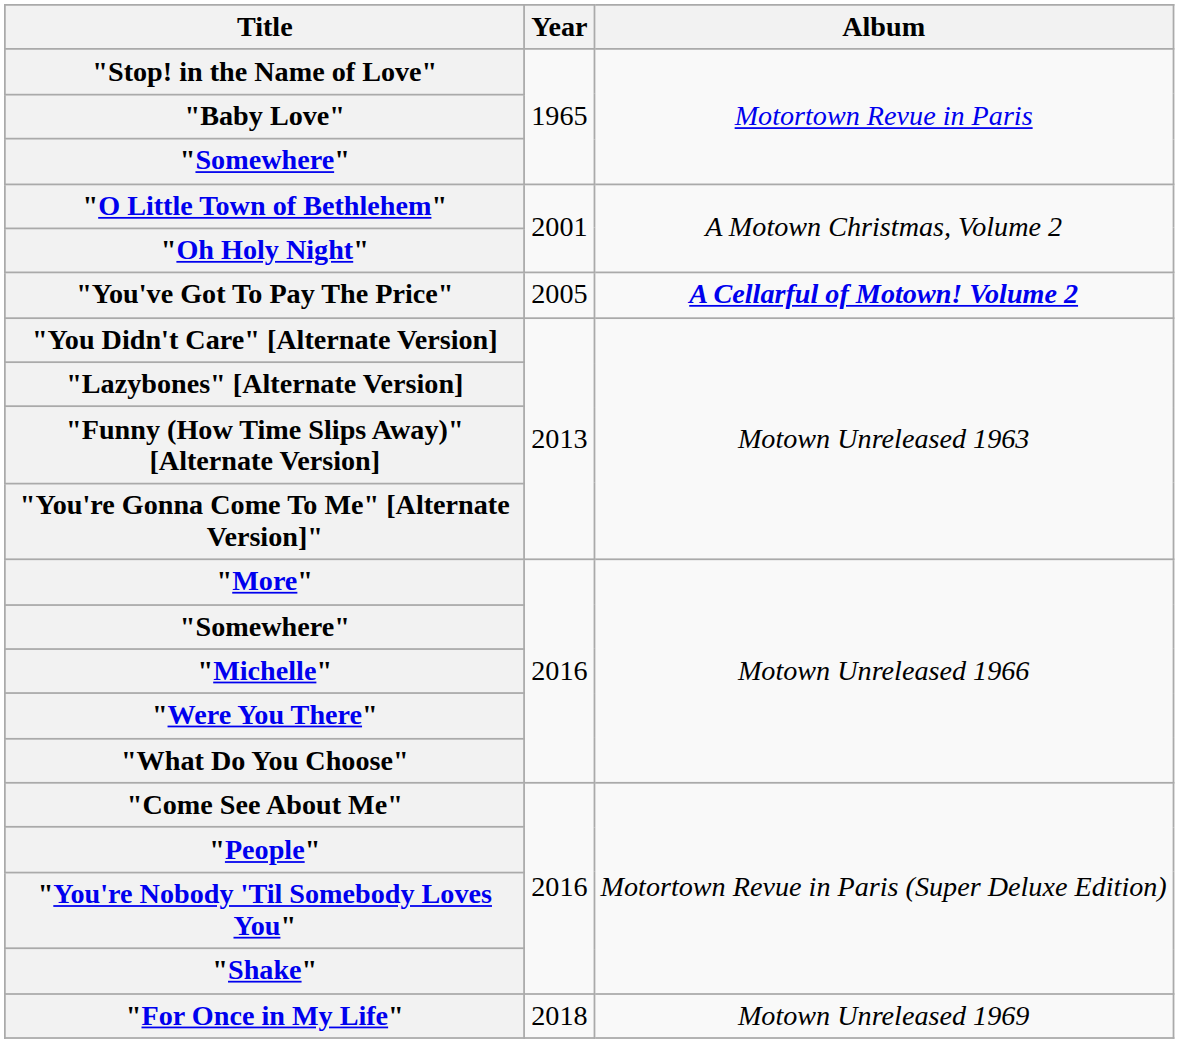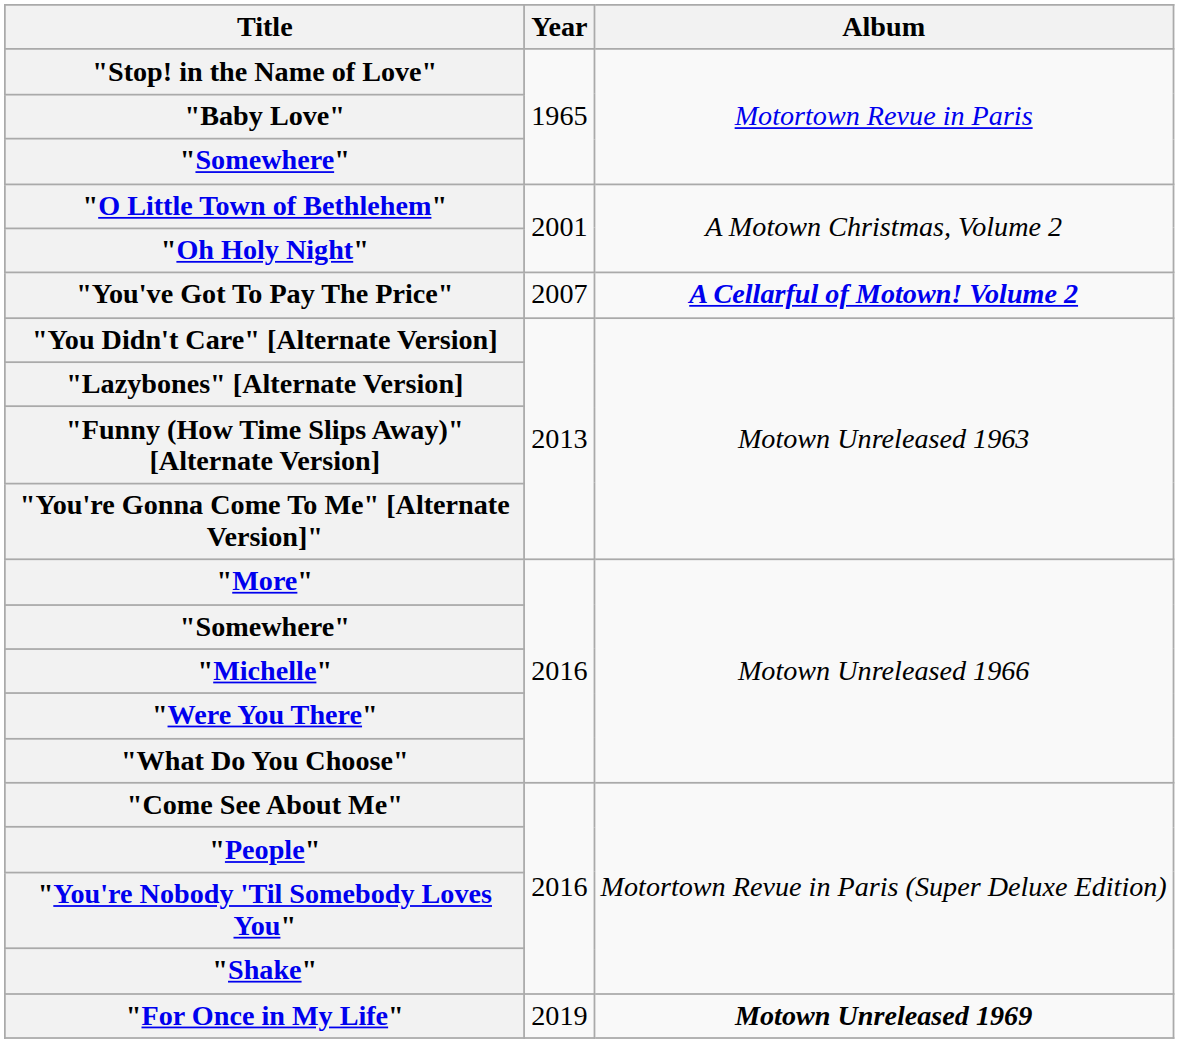(559, 294) 2005 -> (559, 294) 2007
(559, 1015) 2018 -> (559, 1015) 2019
(884, 1015) normal -> (884, 1015) bold
